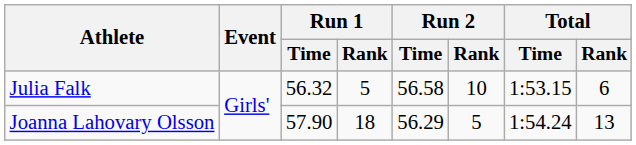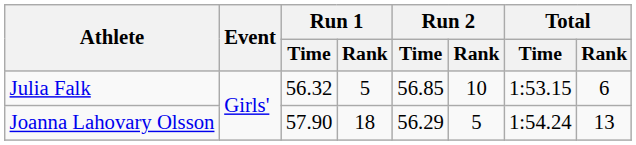(421, 88) 56.58 -> (421, 88) 56.85
